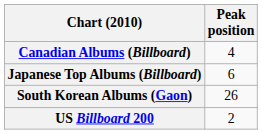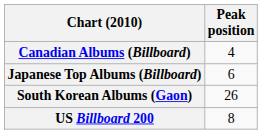(231, 118) 2 -> (231, 118) 8
